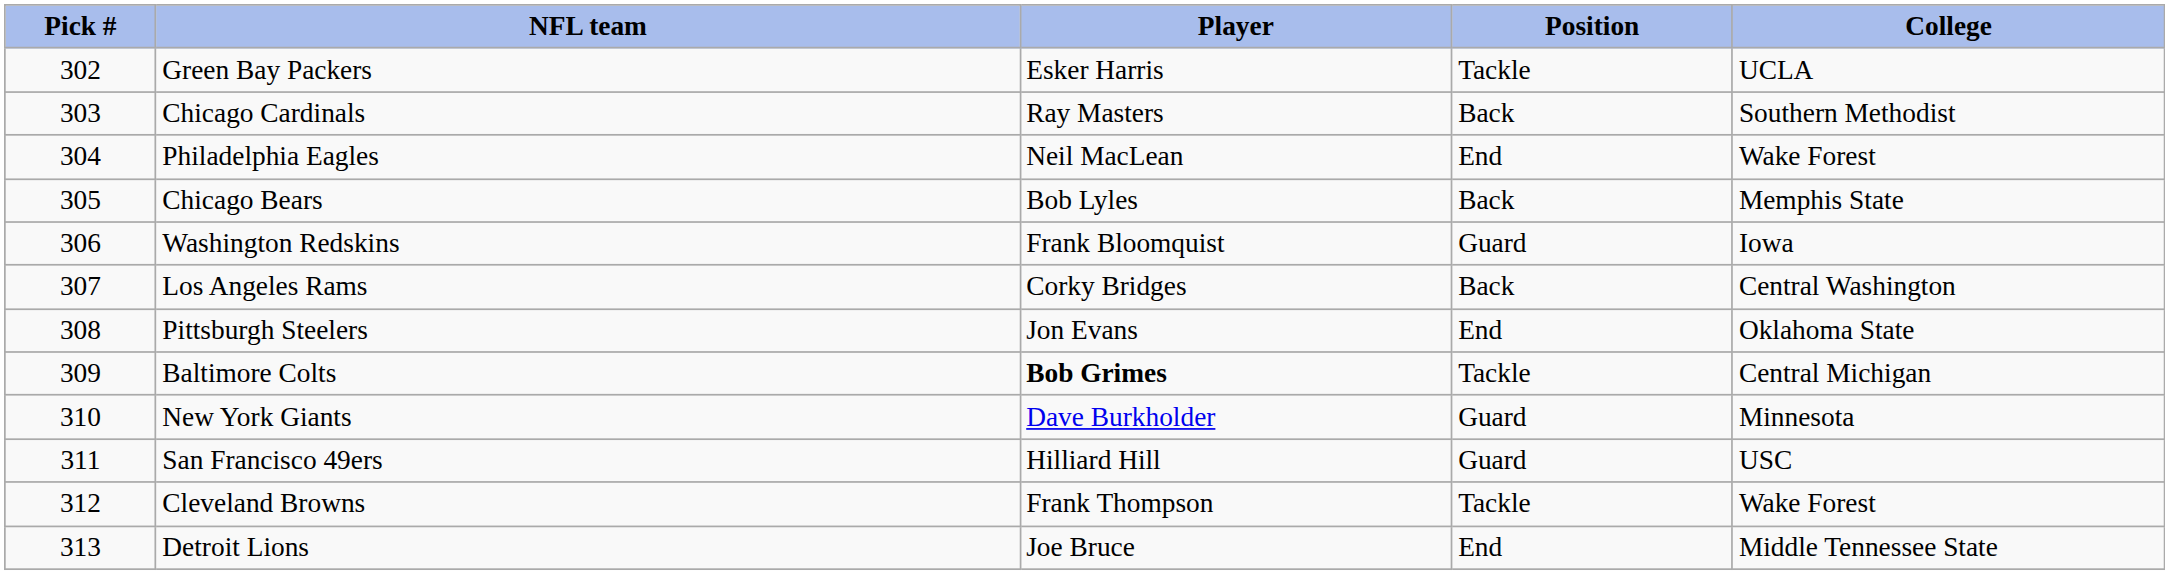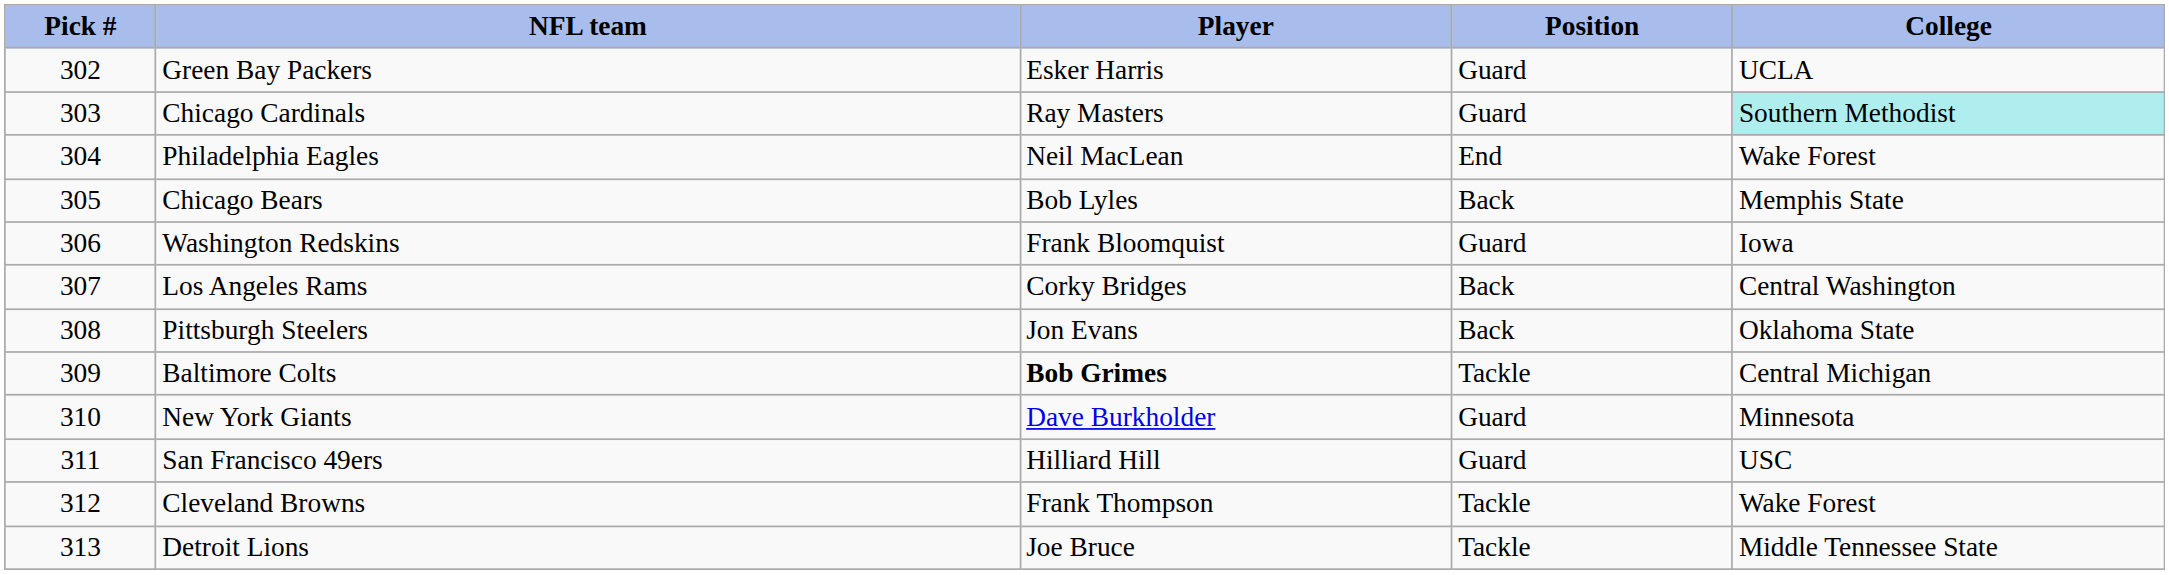(1494, 69) Tackle -> (1492, 69) Guard
(1486, 112) Back -> (1492, 112) Guard
(1847, 112) no background -> (1847, 112) paleturquoise background
(1480, 329) End -> (1486, 329) Back
(1480, 546) End -> (1494, 546) Tackle
